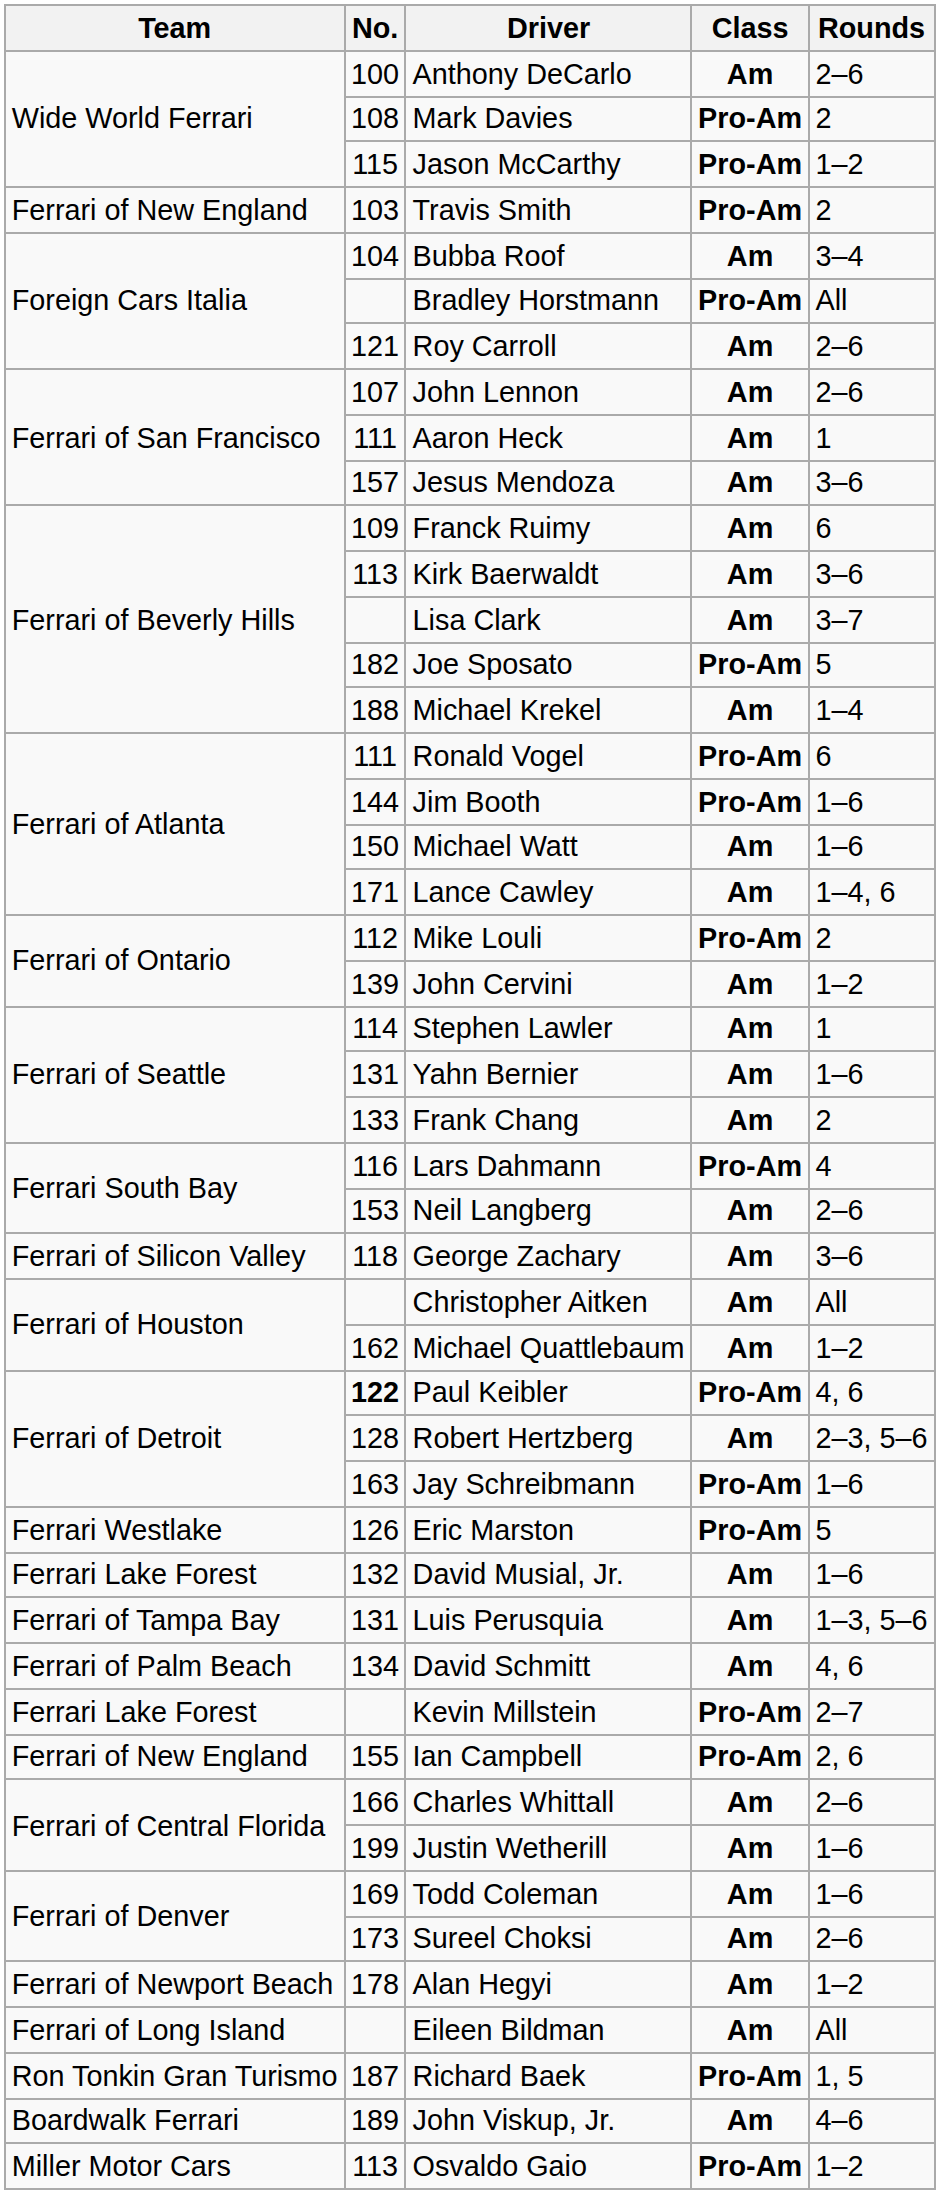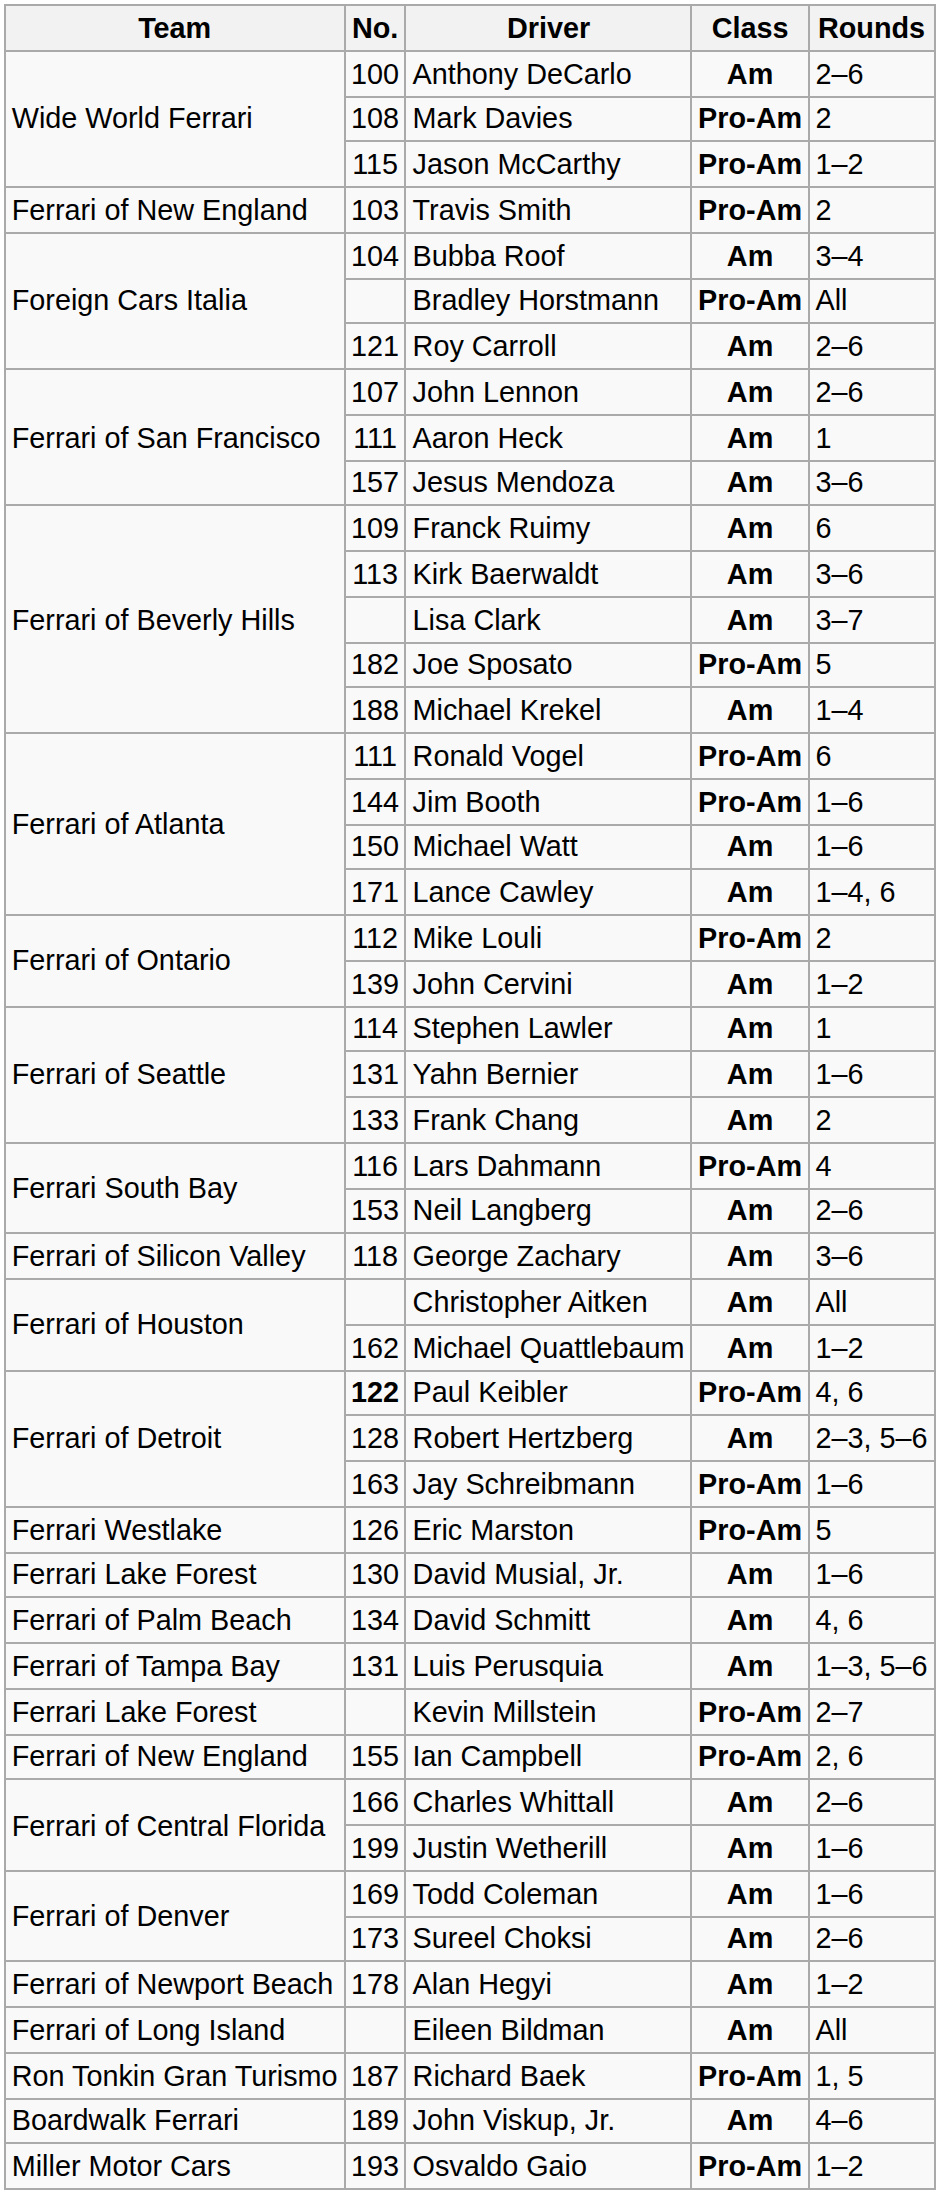(375, 1575) 132 -> (375, 1575) 130
rows swapped: (508, 1621) <-> (501, 1666)
(375, 2167) 113 -> (375, 2167) 193
